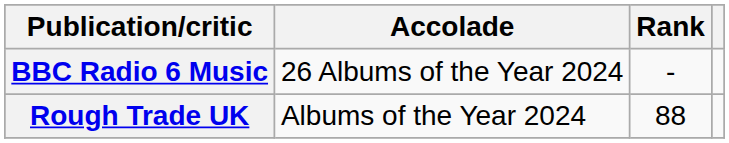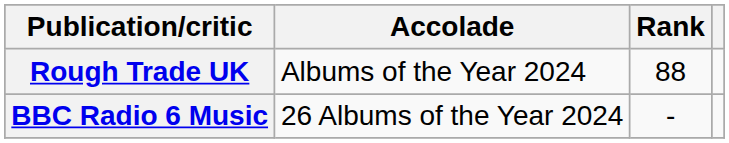rows swapped: (140, 71) <-> (140, 115)
